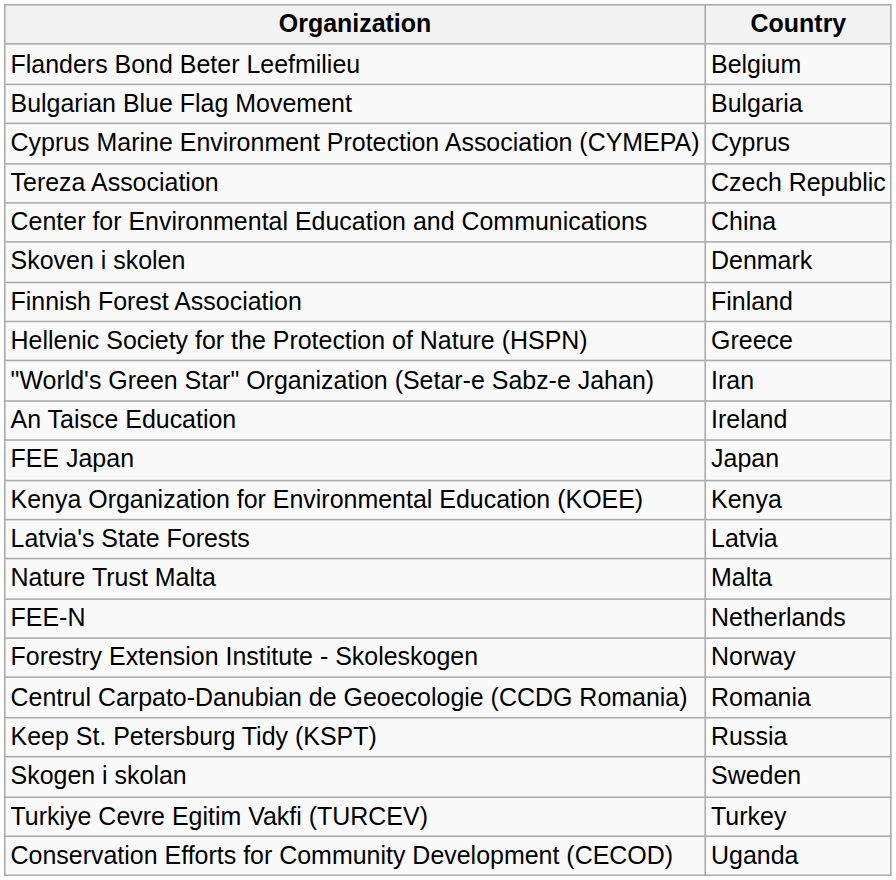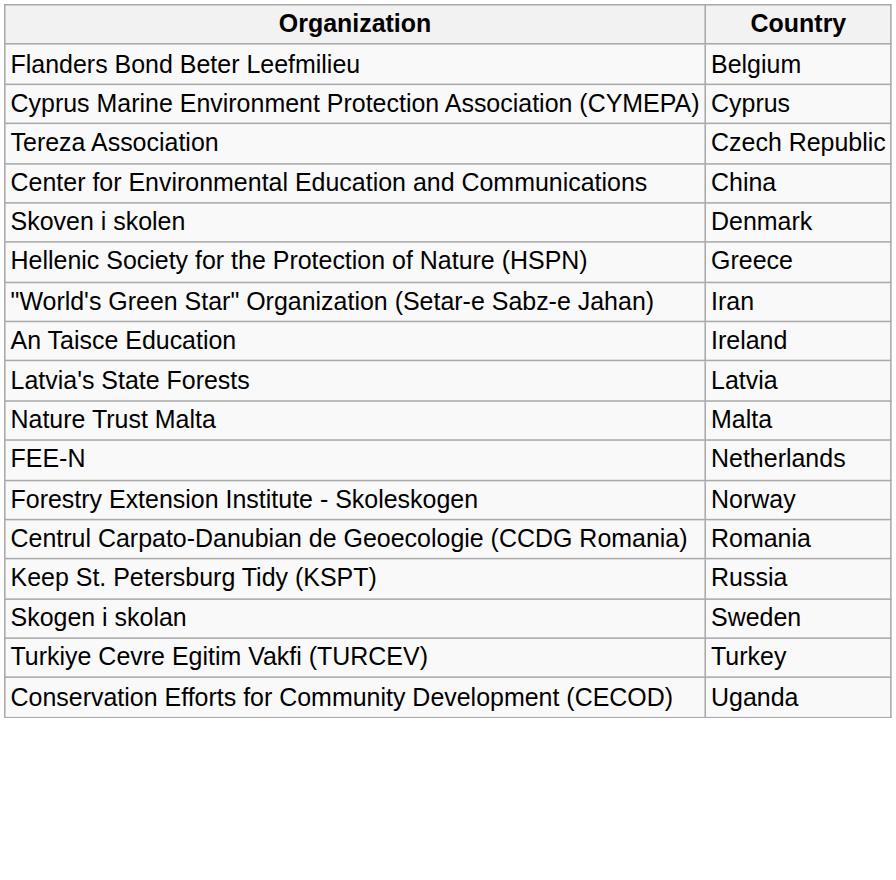- row: (181, 103)
- row: (156, 301)
- row: (72, 459)
- row: (327, 499)
